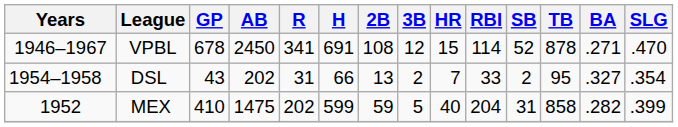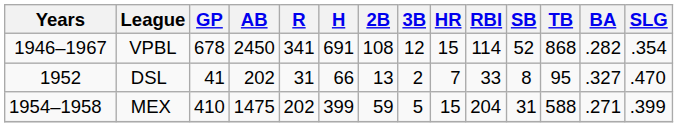(561, 48) 878 -> (561, 48) 868
(603, 48) .271 -> (603, 48) .282
(649, 48) .470 -> (649, 48) .354
(55, 77) 1954–1958 -> (60, 77) 1952
(209, 77) 43 -> (209, 77) 41
(521, 77) 2 -> (521, 77) 8
(648, 77) .354 -> (648, 77) .470
(60, 106) 1952 -> (55, 106) 1954–1958
(339, 106) 599 -> (339, 106) 399
(448, 106) 40 -> (448, 106) 15
(561, 106) 858 -> (561, 106) 588
(603, 106) .282 -> (603, 106) .271
